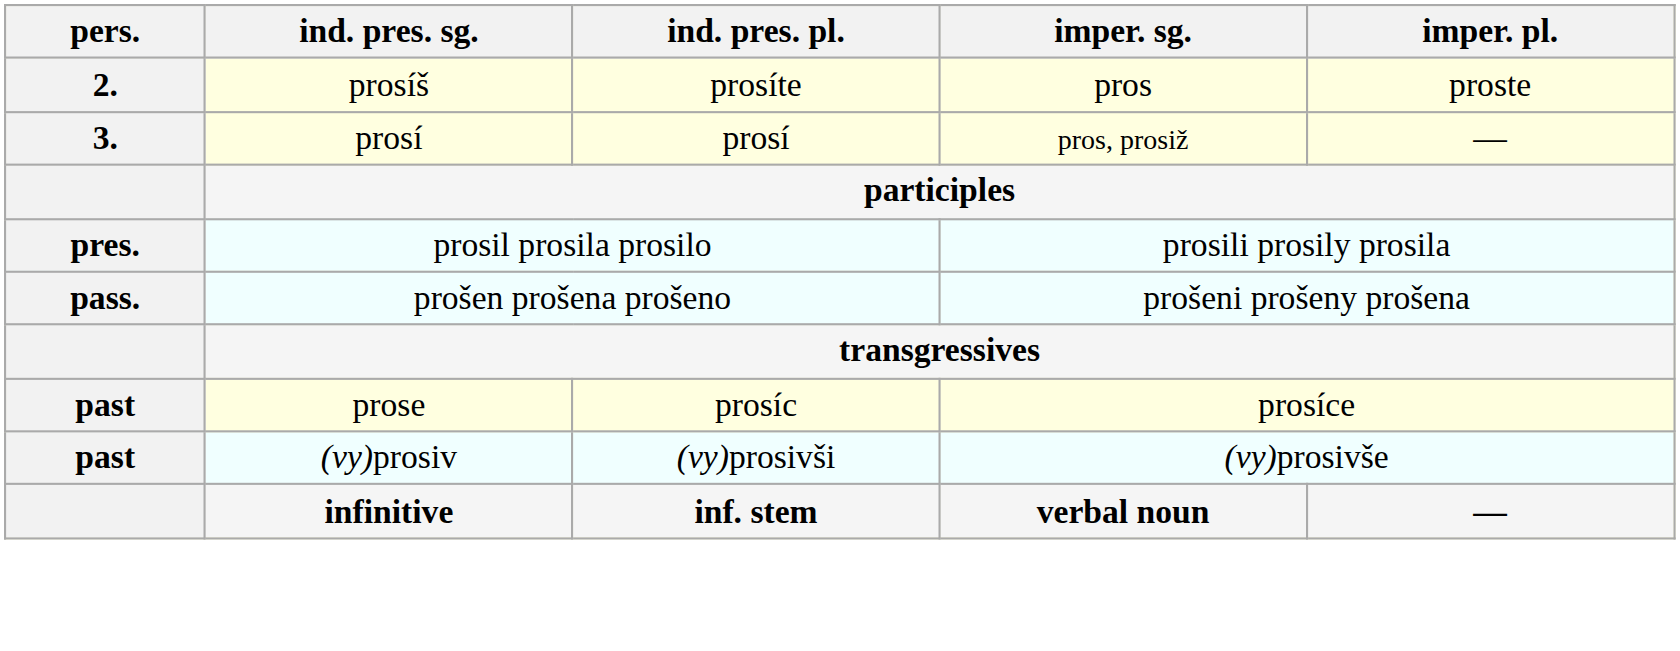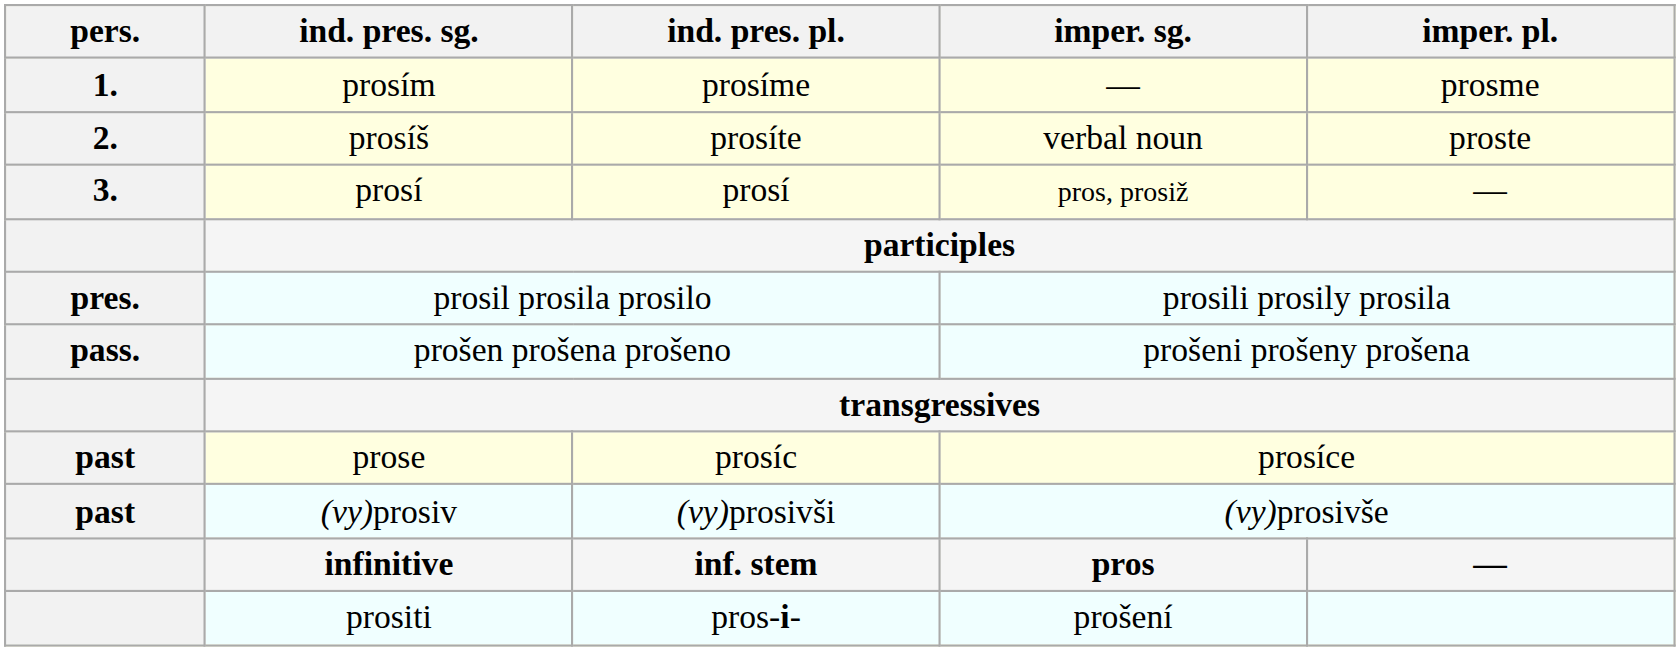+ row: (389, 84)
(1123, 84) pros -> (1123, 137) verbal noun
(1123, 510) verbal noun -> (1123, 564) pros
+ row: (389, 617)
